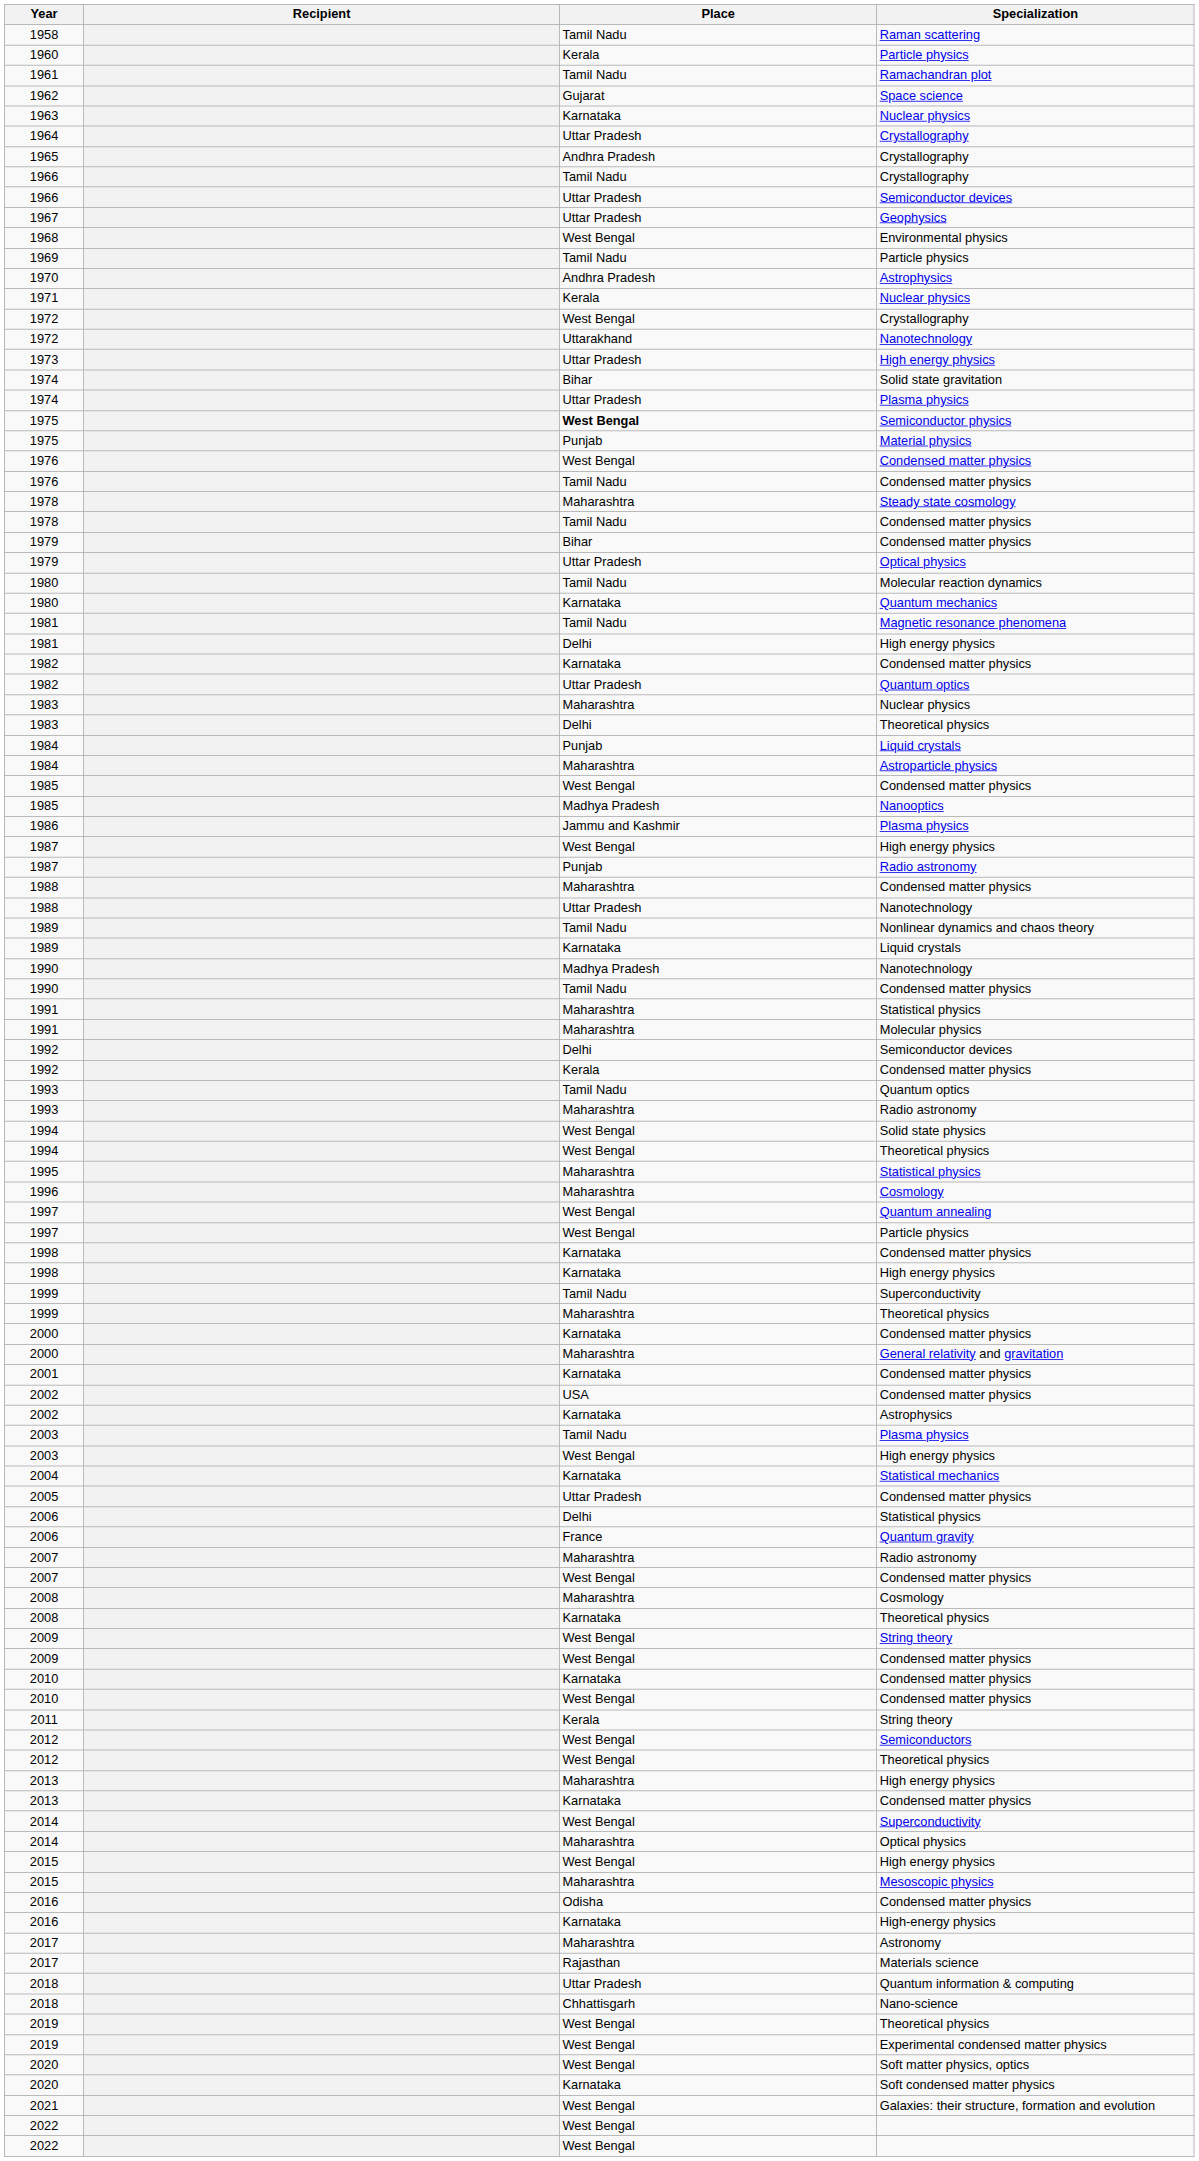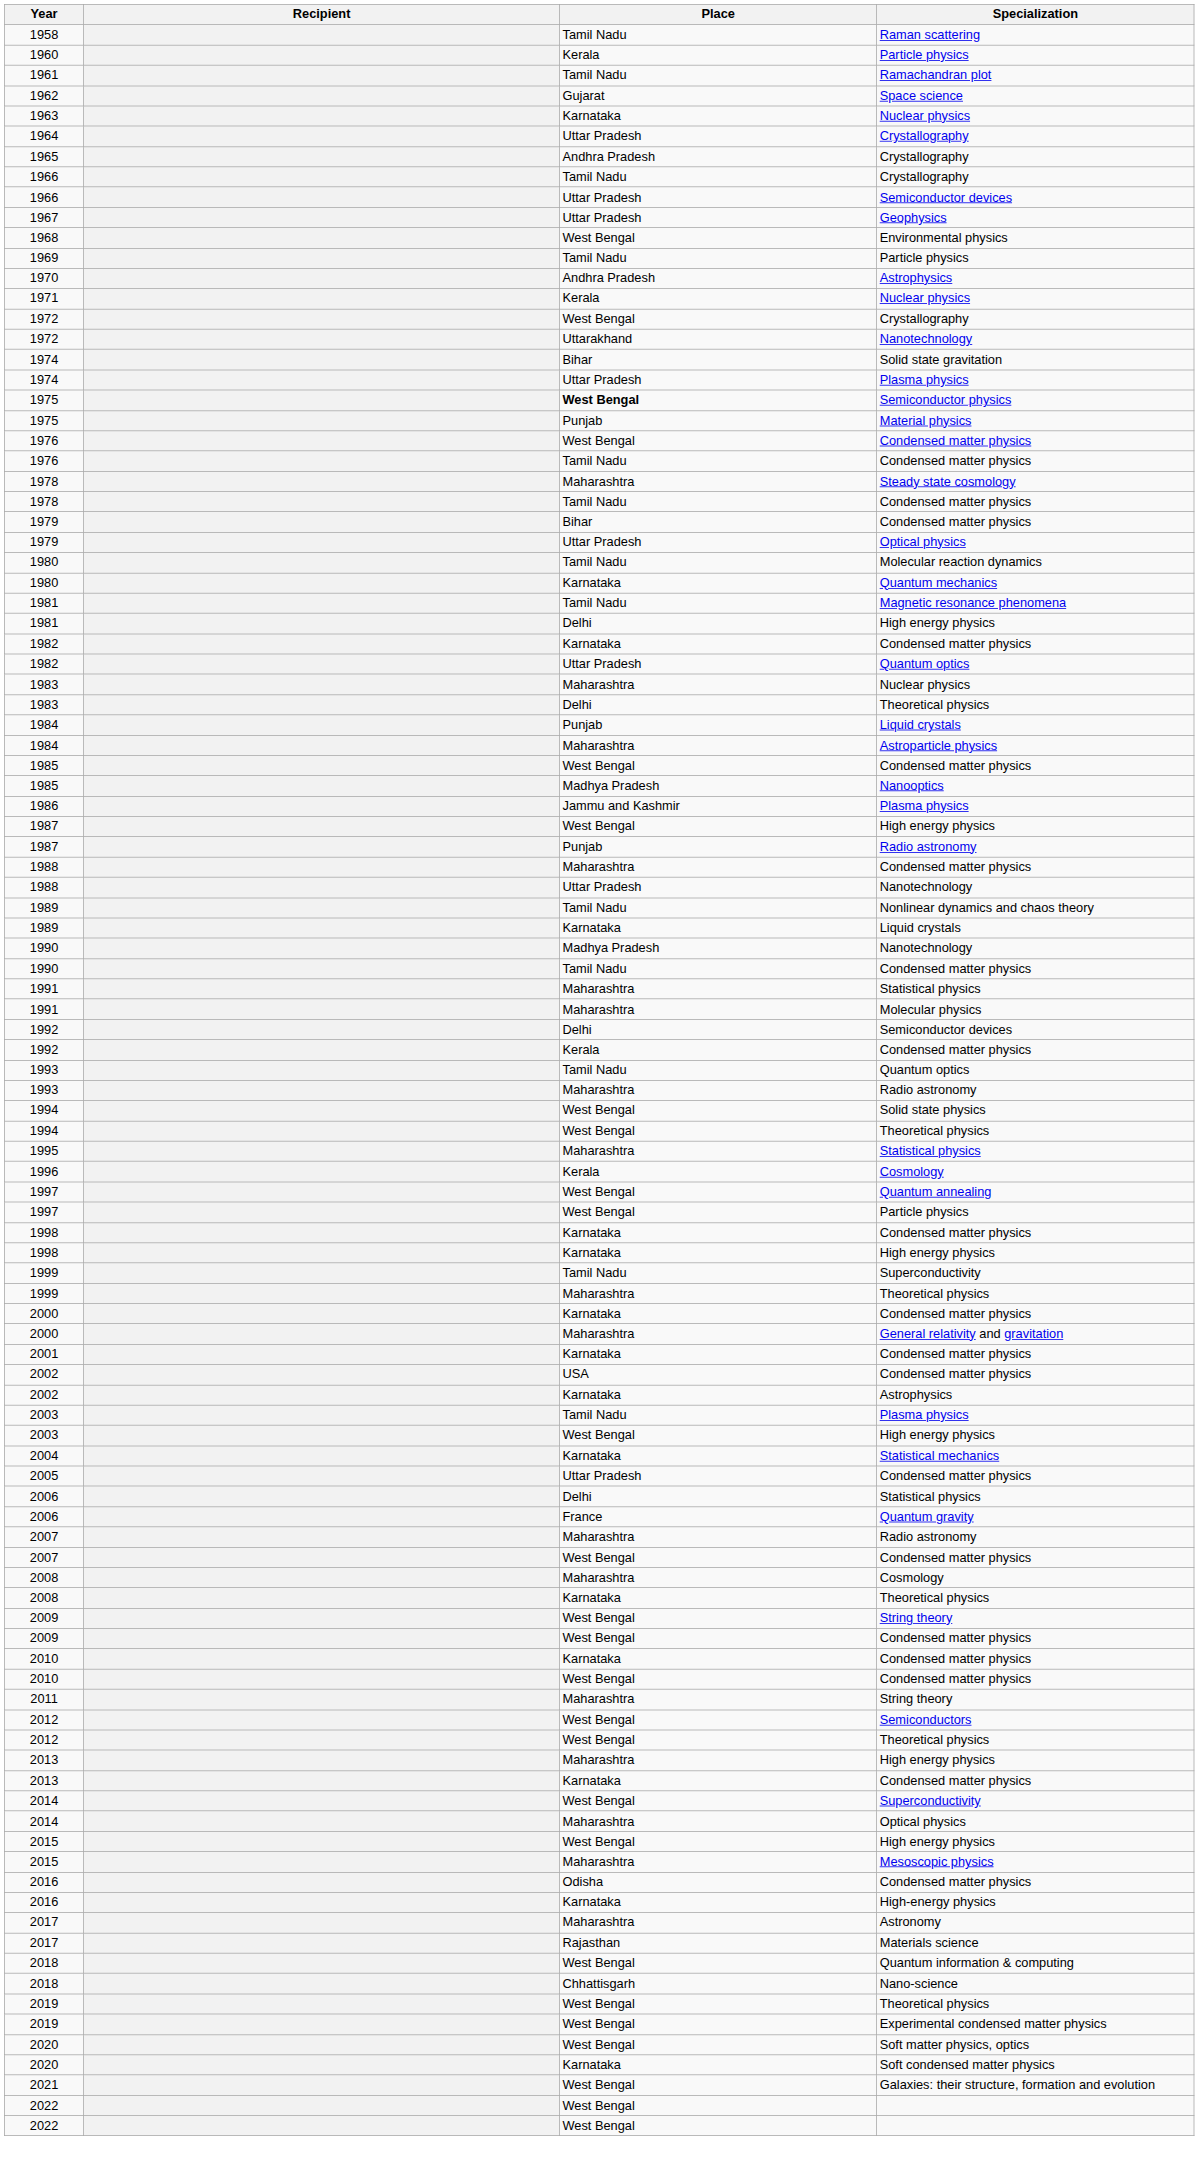- row: (44, 359)
(598, 1192) Maharashtra -> (581, 1171) Kerala
(581, 1719) Kerala -> (598, 1699) Maharashtra
(602, 1983) Uttar Pradesh -> (599, 1963) West Bengal
